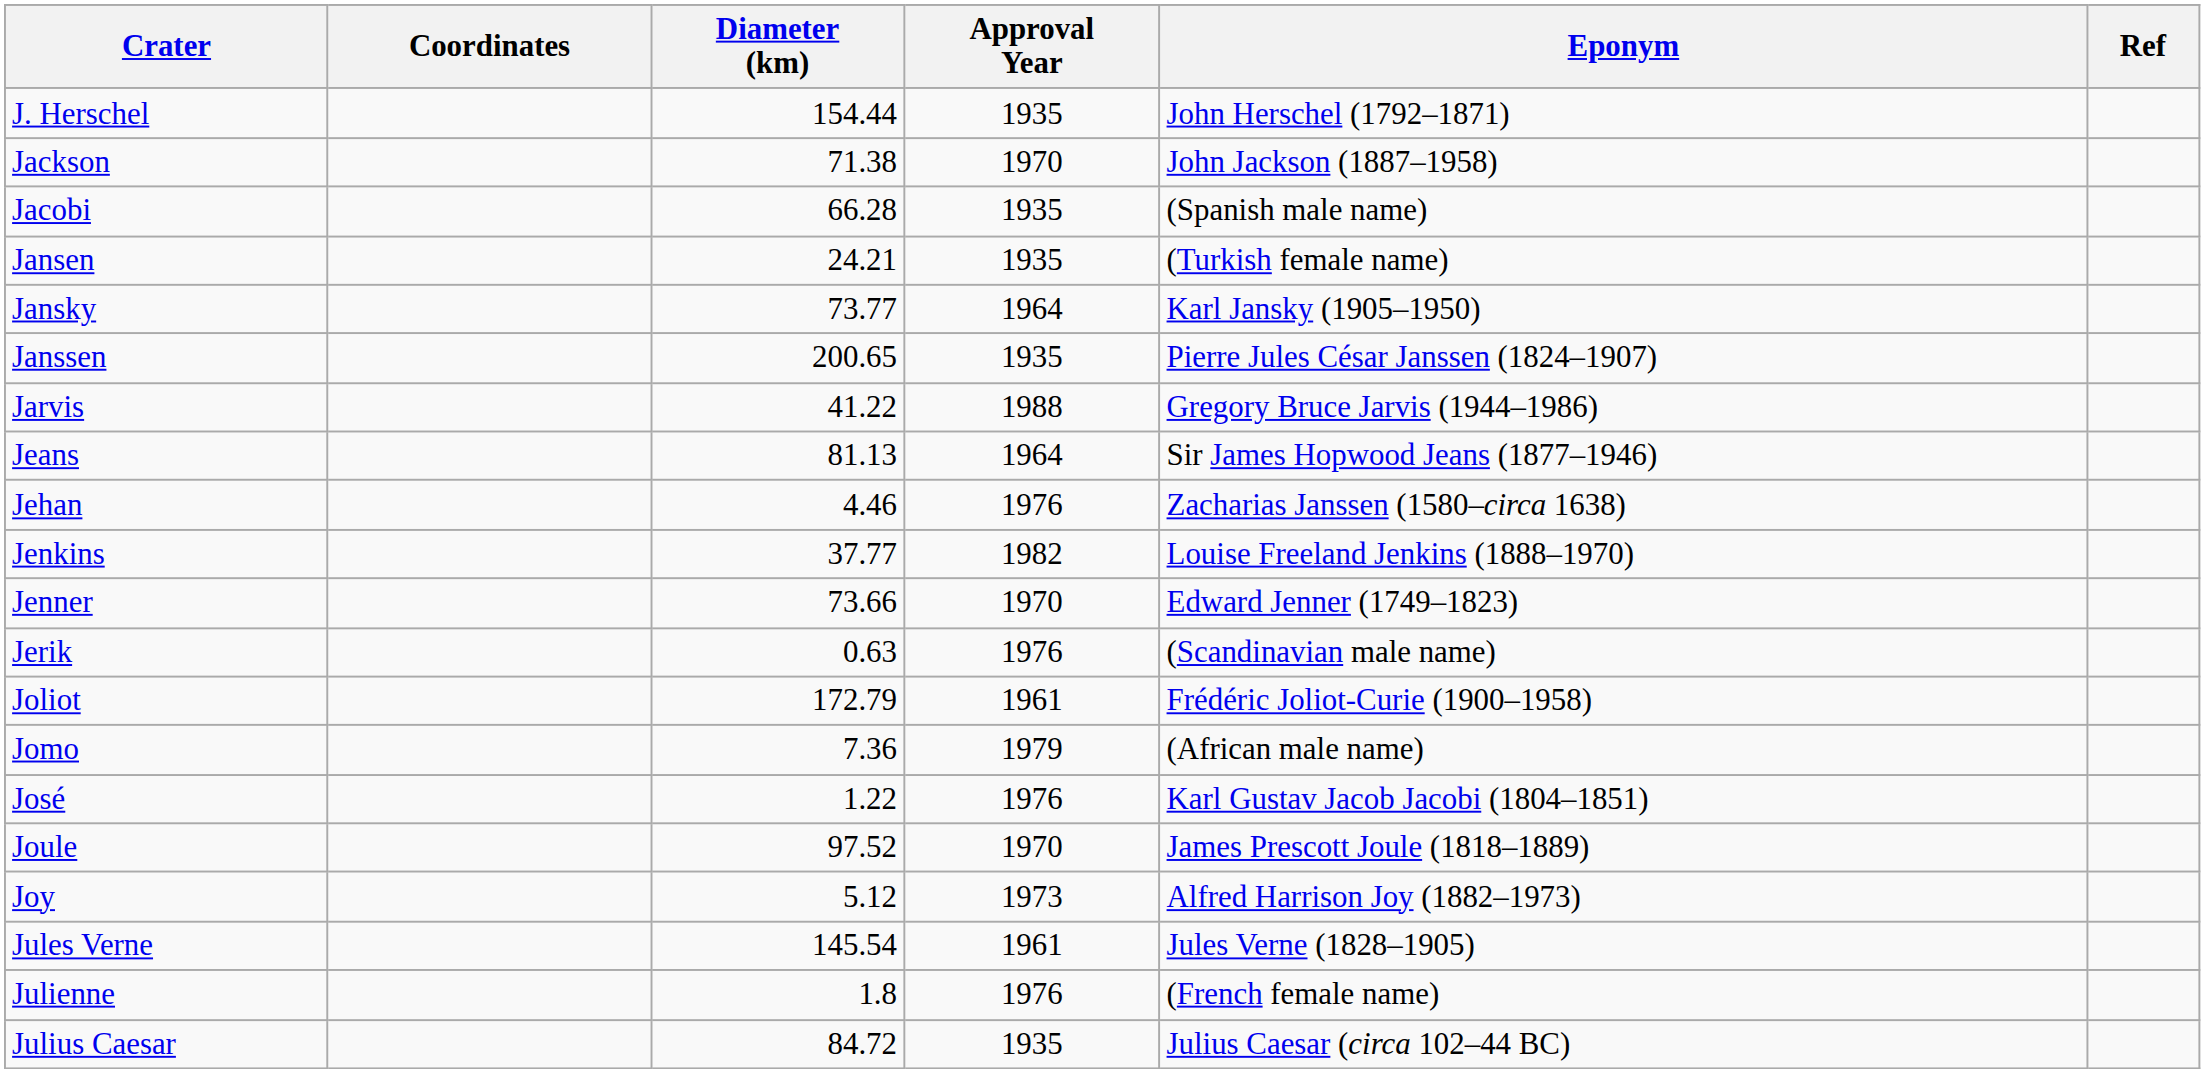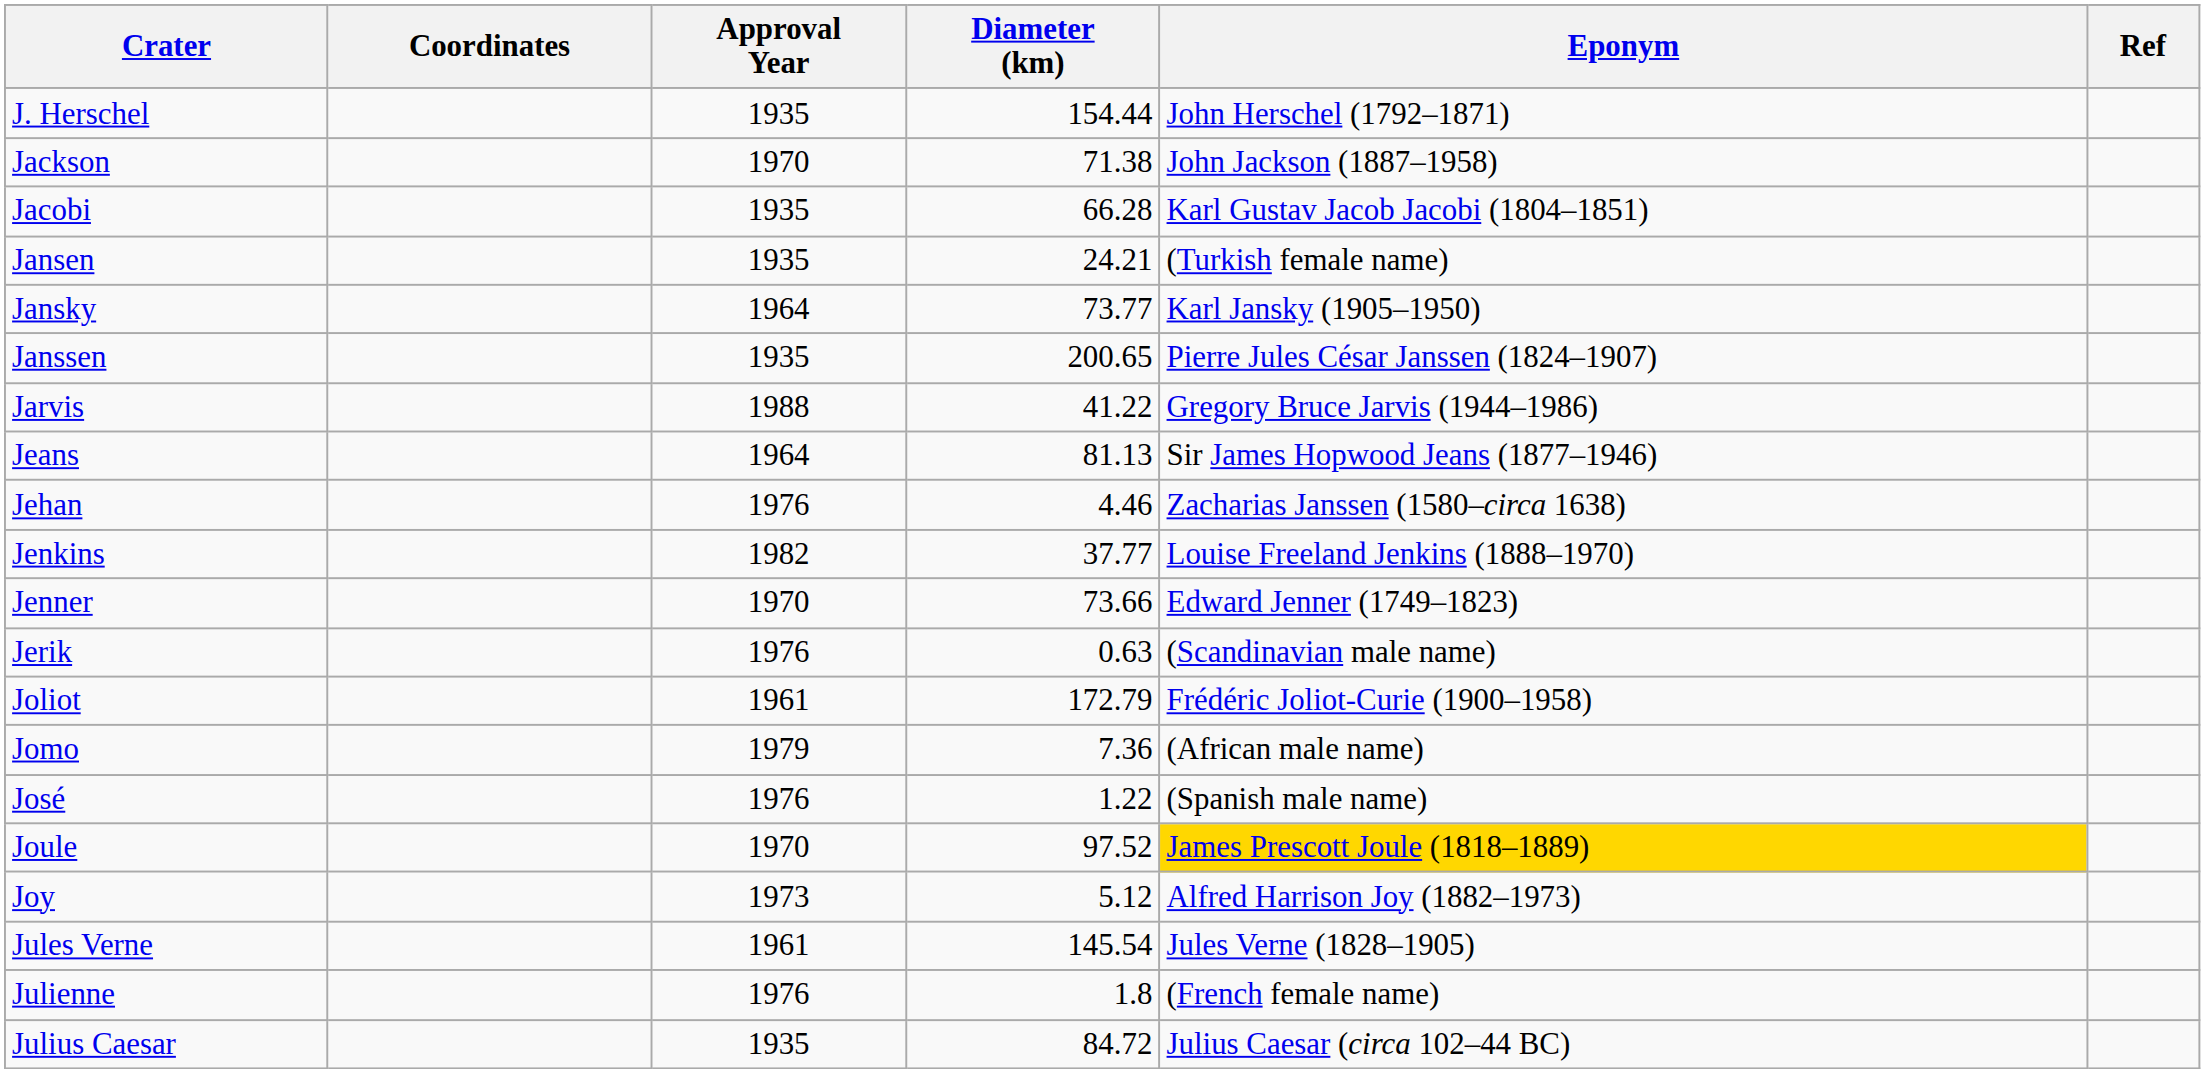columns swapped: (778, 46) <-> (1032, 46)
(1297, 210) (Spanish male name) -> (1408, 210) Karl Gustav Jacob Jacobi (1804–1851)
(1408, 798) Karl Gustav Jacob Jacobi (1804–1851) -> (1297, 798) (Spanish male name)
(1378, 847) no background -> (1378, 847) gold background
